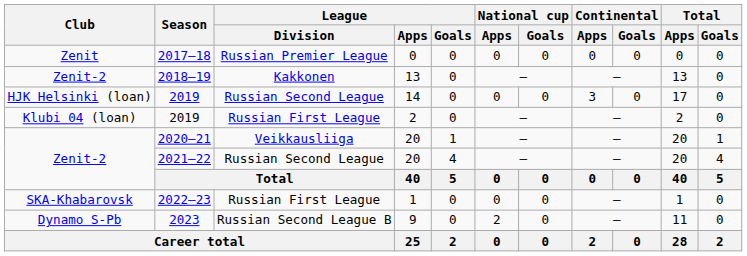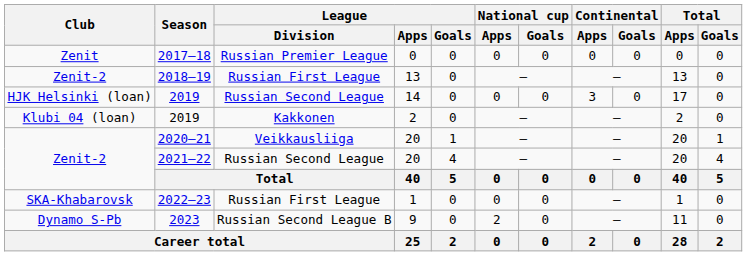(304, 76) Kakkonen -> (304, 76) Russian First League
(304, 118) Russian First League -> (304, 118) Kakkonen
